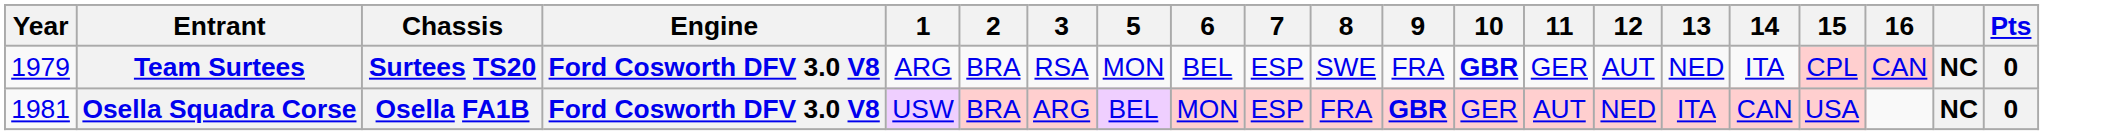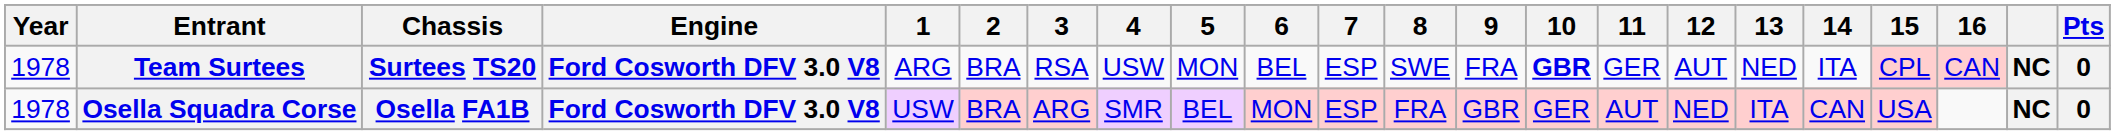+ column: (1133, 25)
(41, 67) 1979 -> (41, 67) 1978
(41, 109) 1981 -> (41, 109) 1978
(1418, 109) bold -> (1491, 109) normal
